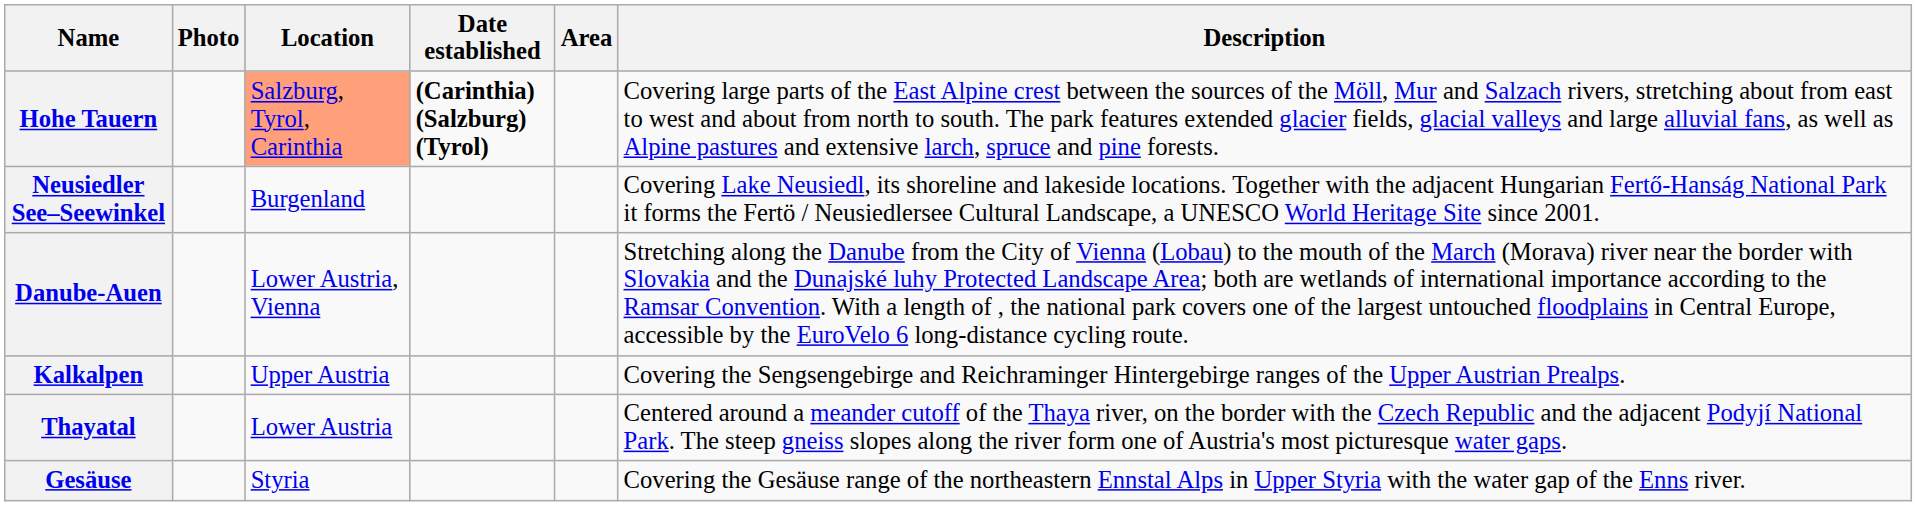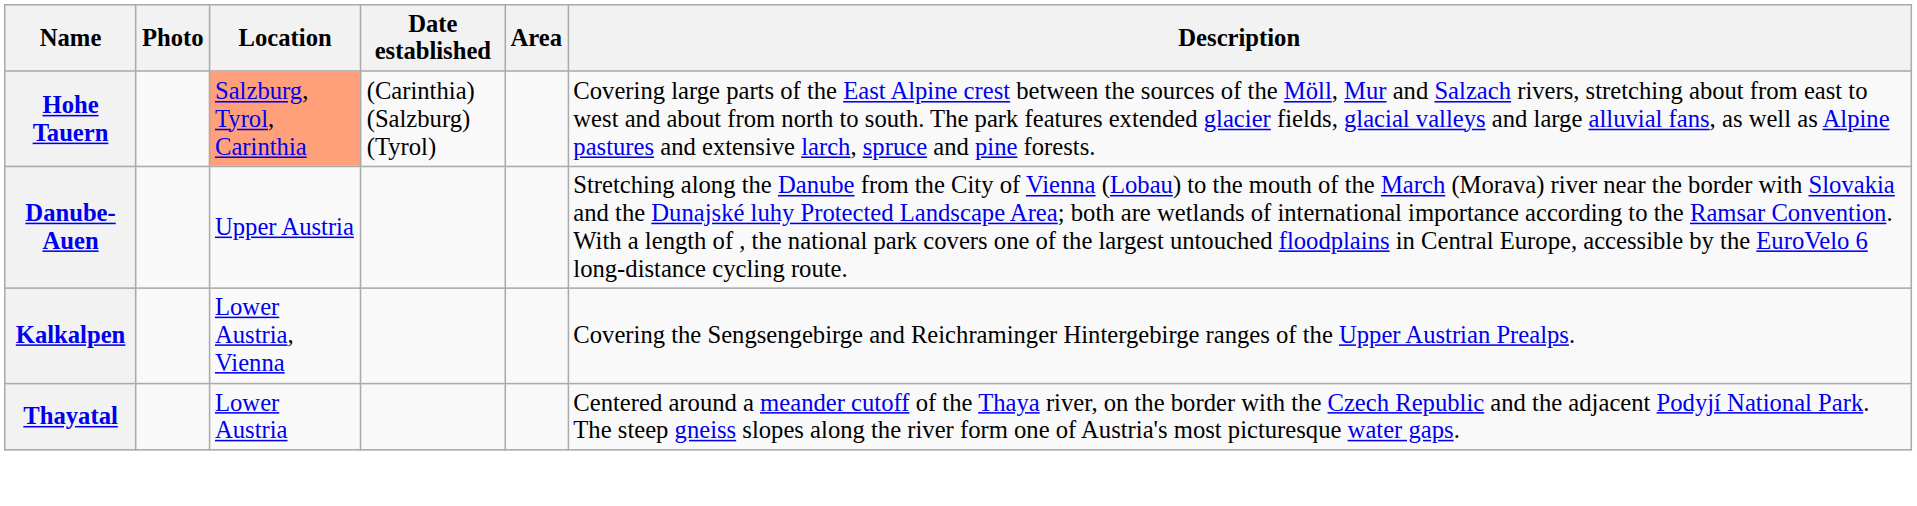(475, 118) bold -> (421, 118) normal
- row: (88, 199)
(325, 293) Lower Austria, Vienna -> (284, 226) Upper Austria
(320, 374) Upper Austria -> (254, 335) Lower Austria, Vienna
- row: (88, 480)
